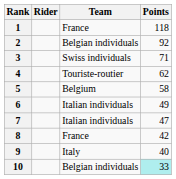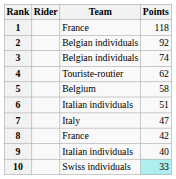(97, 58) Swiss individuals -> (100, 58) Belgian individuals
(164, 58) 71 -> (164, 58) 74
(164, 105) 49 -> (164, 105) 51
(98, 120) Italian individuals -> (71, 120) Italy
(71, 151) Italy -> (98, 151) Italian individuals
(100, 167) Belgian individuals -> (97, 167) Swiss individuals
